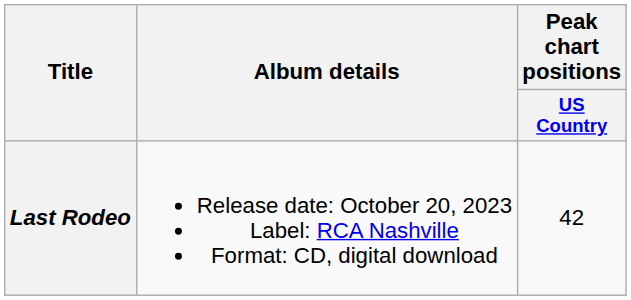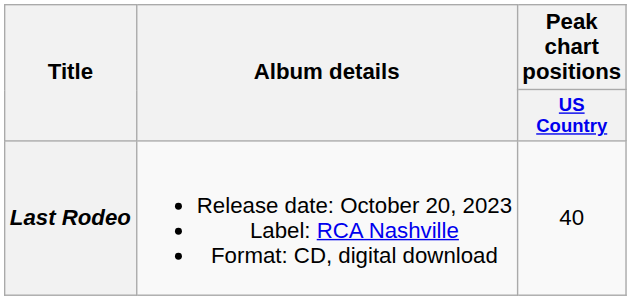(572, 217) 42 -> (572, 217) 40
